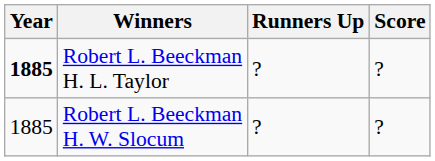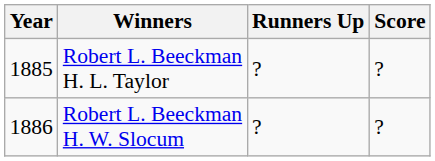(31, 68) bold -> (31, 68) normal
(31, 126) 1885 -> (31, 126) 1886
